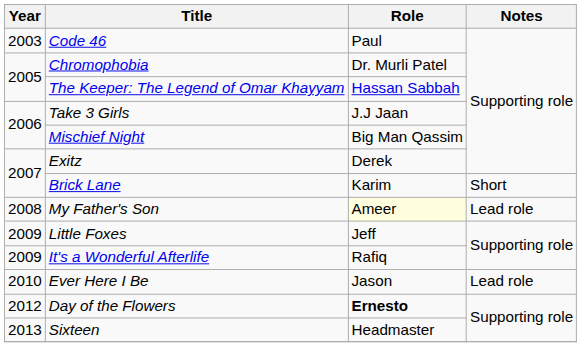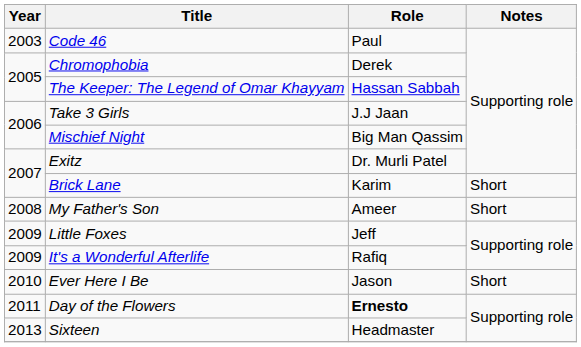(399, 64) Dr. Murli Patel -> (372, 64) Derek
(372, 161) Derek -> (399, 161) Dr. Murli Patel
(374, 209) lightyellow background -> (374, 209) no background
(502, 209) Lead role -> (488, 209) Short
(502, 281) Lead role -> (488, 281) Short
(25, 305) 2012 -> (24, 305) 2011
